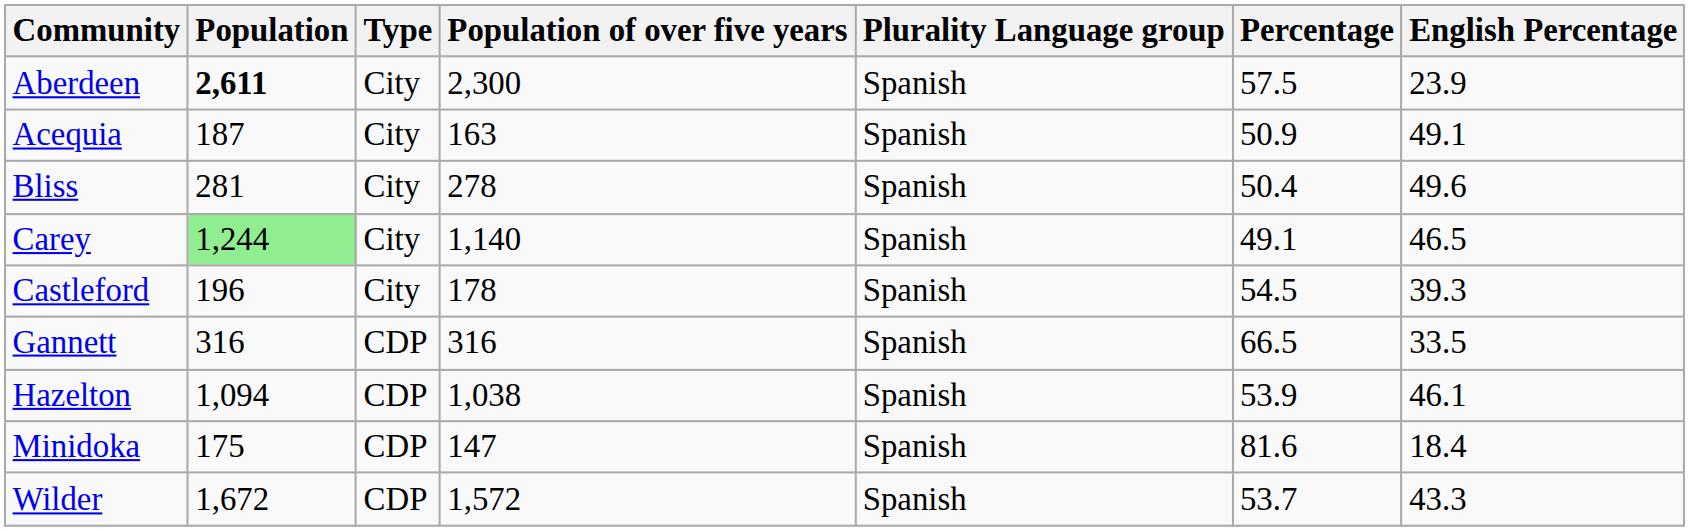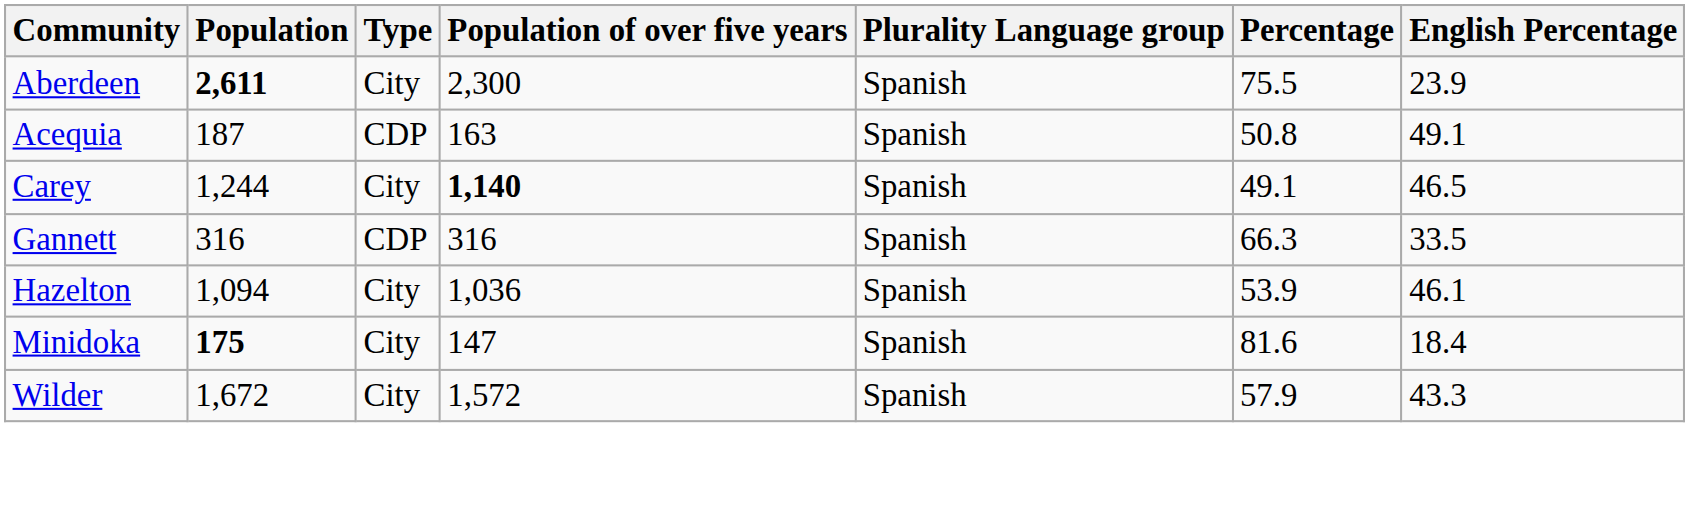(1269, 82) 57.5 -> (1269, 82) 75.5
(392, 134) City -> (395, 134) CDP
(1269, 134) 50.9 -> (1269, 134) 50.8
- row: (45, 186)
(232, 238) lightgreen background -> (232, 186) no background
(484, 238) normal -> (484, 186) bold
- row: (81, 290)
(1269, 342) 66.5 -> (1269, 238) 66.3
(395, 394) CDP -> (392, 290) City
(484, 394) 1,038 -> (484, 290) 1,036
(220, 446) normal -> (220, 342) bold
(395, 446) CDP -> (392, 342) City
(395, 498) CDP -> (392, 394) City
(1269, 498) 53.7 -> (1269, 394) 57.9
